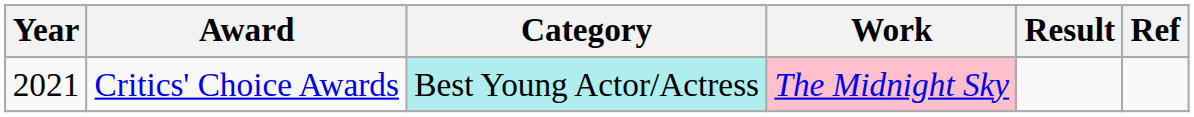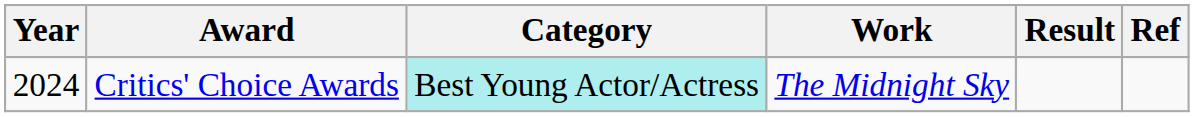(46, 83) 2021 -> (46, 83) 2024
(892, 83) pink background -> (892, 83) no background
